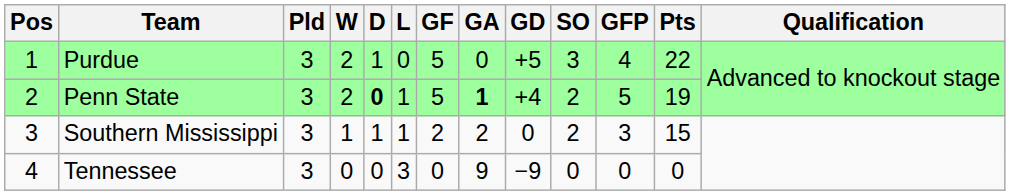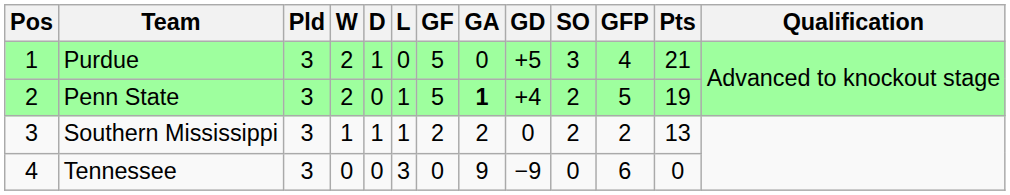(678, 60) 22 -> (678, 60) 21
(377, 97) bold -> (377, 97) normal
(625, 134) 3 -> (625, 134) 2
(678, 134) 15 -> (678, 134) 13
(625, 171) 0 -> (625, 171) 6
